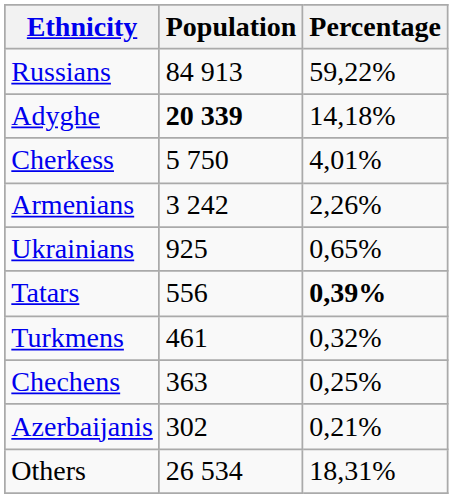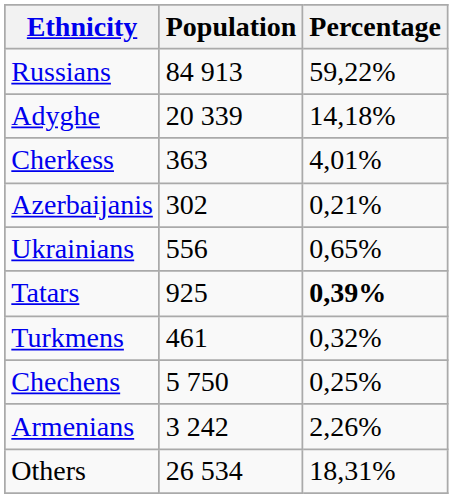(204, 115) bold -> (204, 115) normal
(197, 159) 5 750 -> (187, 159) 363
rows swapped: (73, 204) <-> (82, 426)
(187, 248) 925 -> (187, 248) 556
(187, 293) 556 -> (187, 293) 925
(187, 381) 363 -> (197, 381) 5 750
